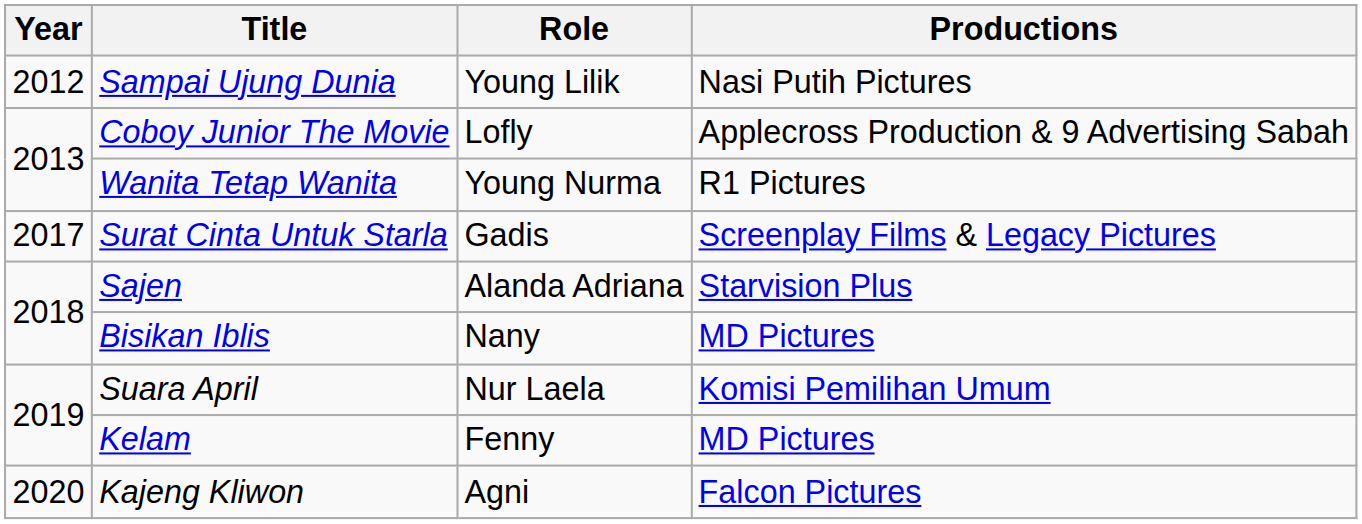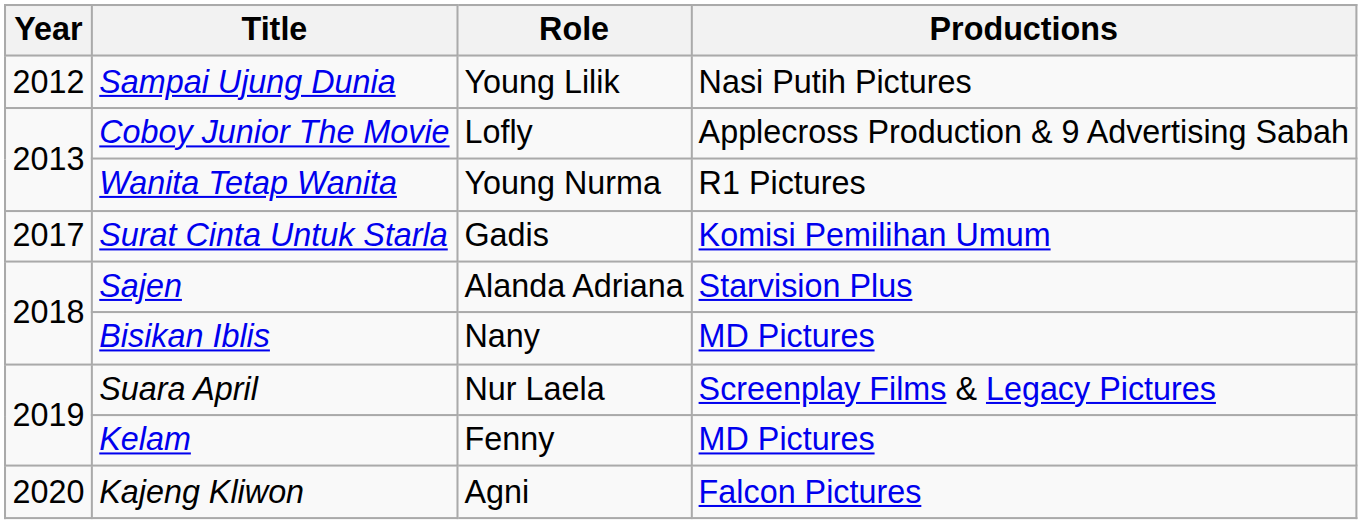(957, 235) Screenplay Films & Legacy Pictures -> (875, 235) Komisi Pemilihan Umum
(875, 388) Komisi Pemilihan Umum -> (957, 388) Screenplay Films & Legacy Pictures
